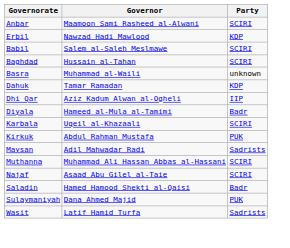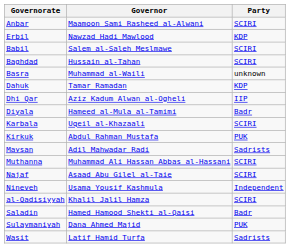+ row: (22, 186)
+ row: (35, 199)
